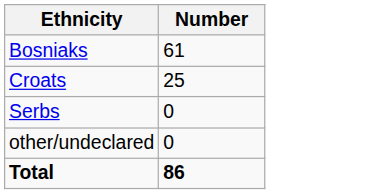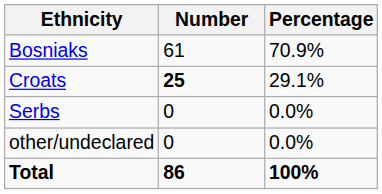+ column: (321, 19)
(174, 81) normal -> (174, 81) bold
